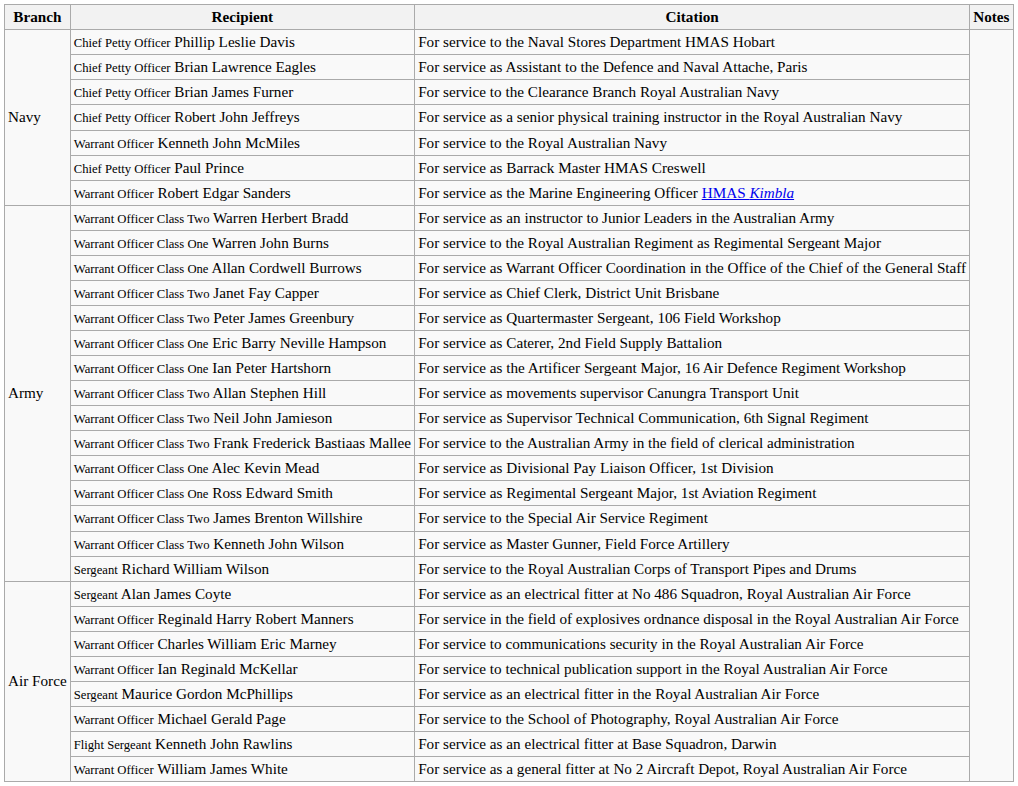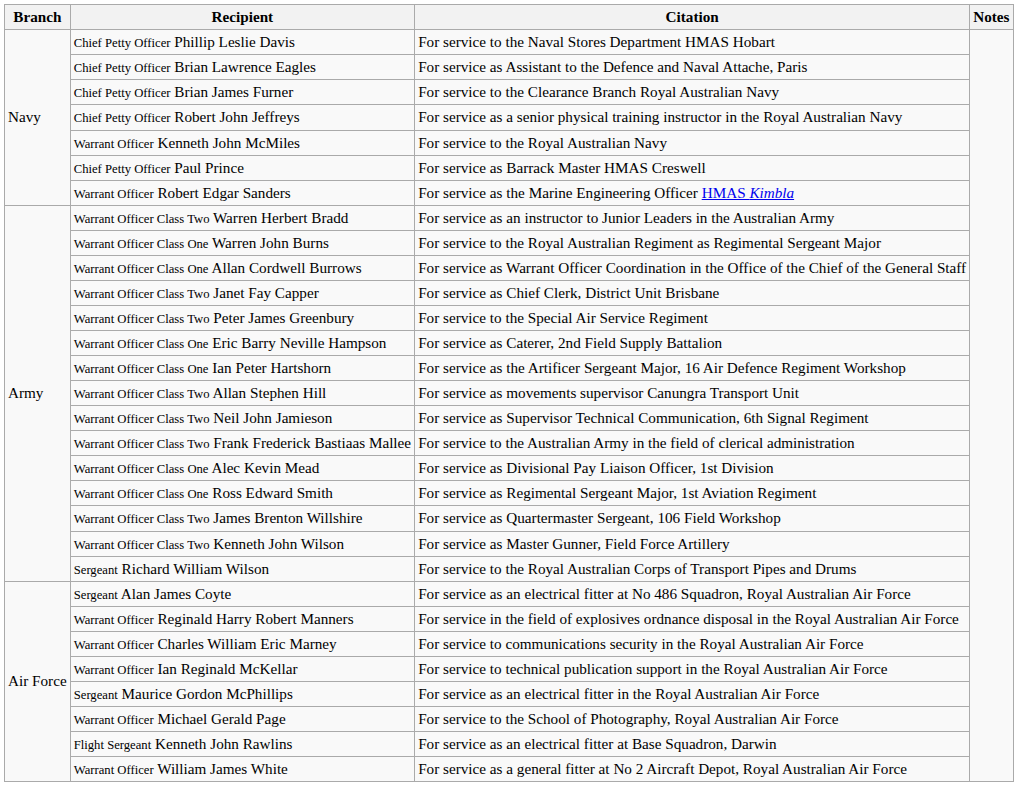(599, 317) For service as Quartermaster Sergeant, 106 Field Workshop -> (563, 317) For service to the Special Air Service Regiment
(563, 518) For service to the Special Air Service Regiment -> (599, 518) For service as Quartermaster Sergeant, 106 Field Workshop
